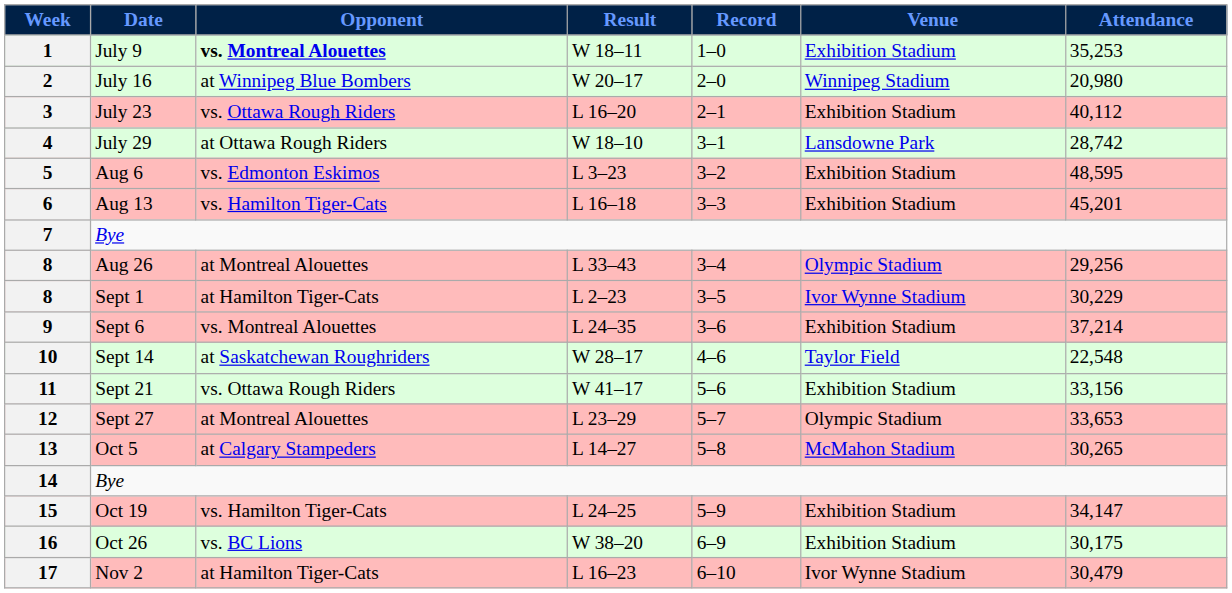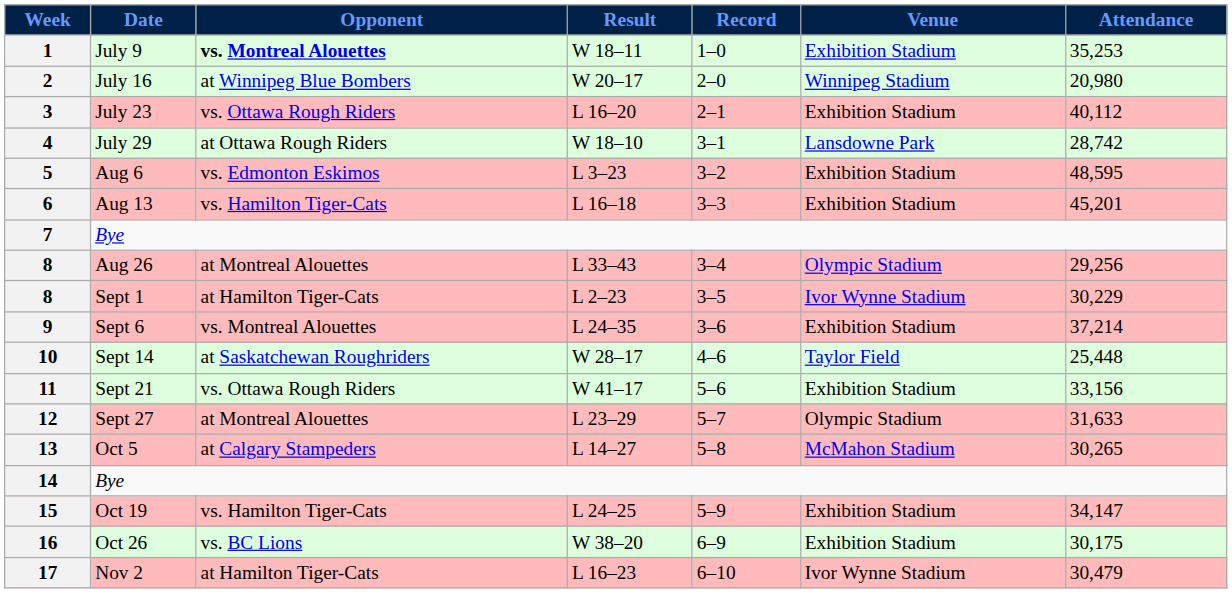(1096, 357) 22,548 -> (1096, 357) 25,448
(1096, 419) 33,653 -> (1096, 419) 31,633
